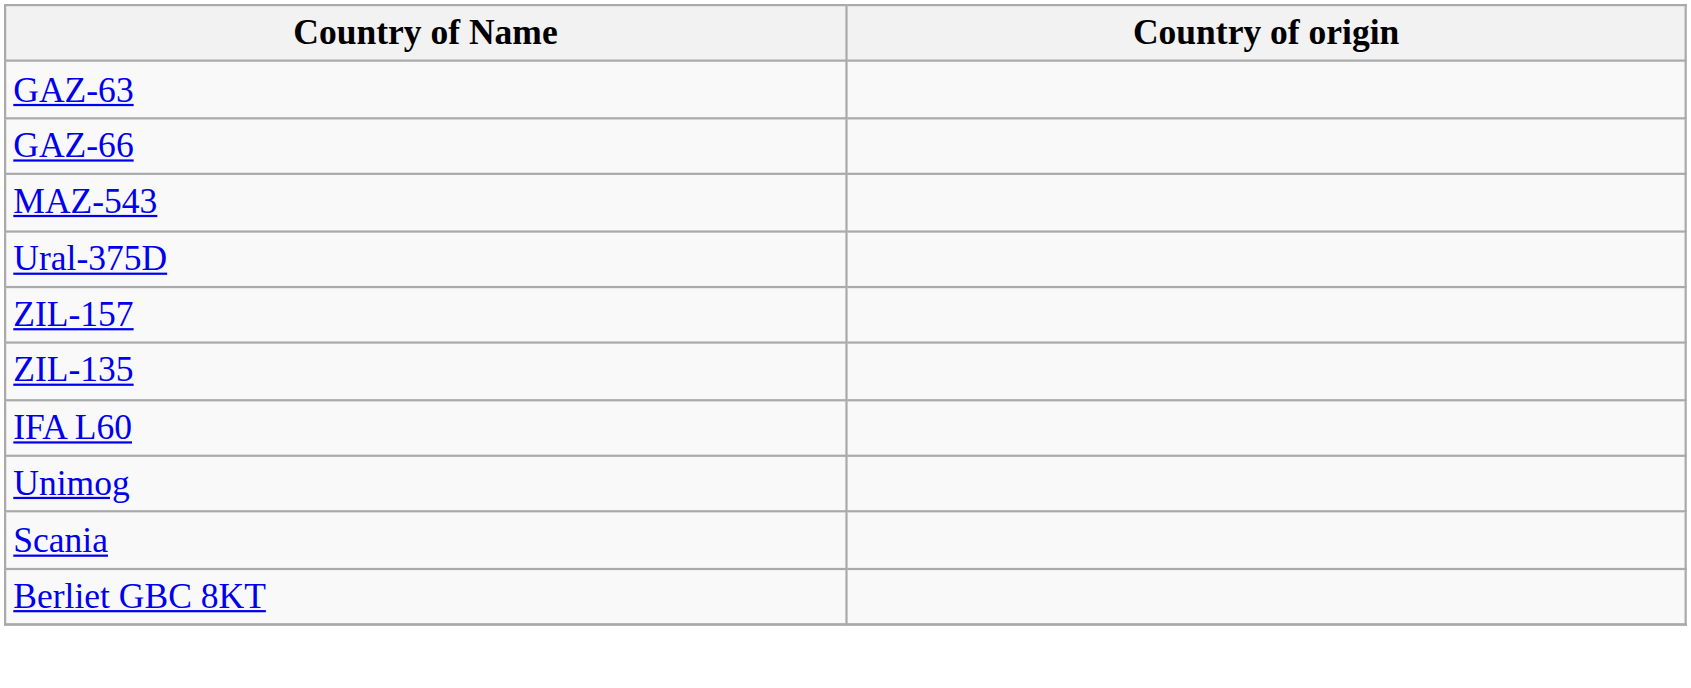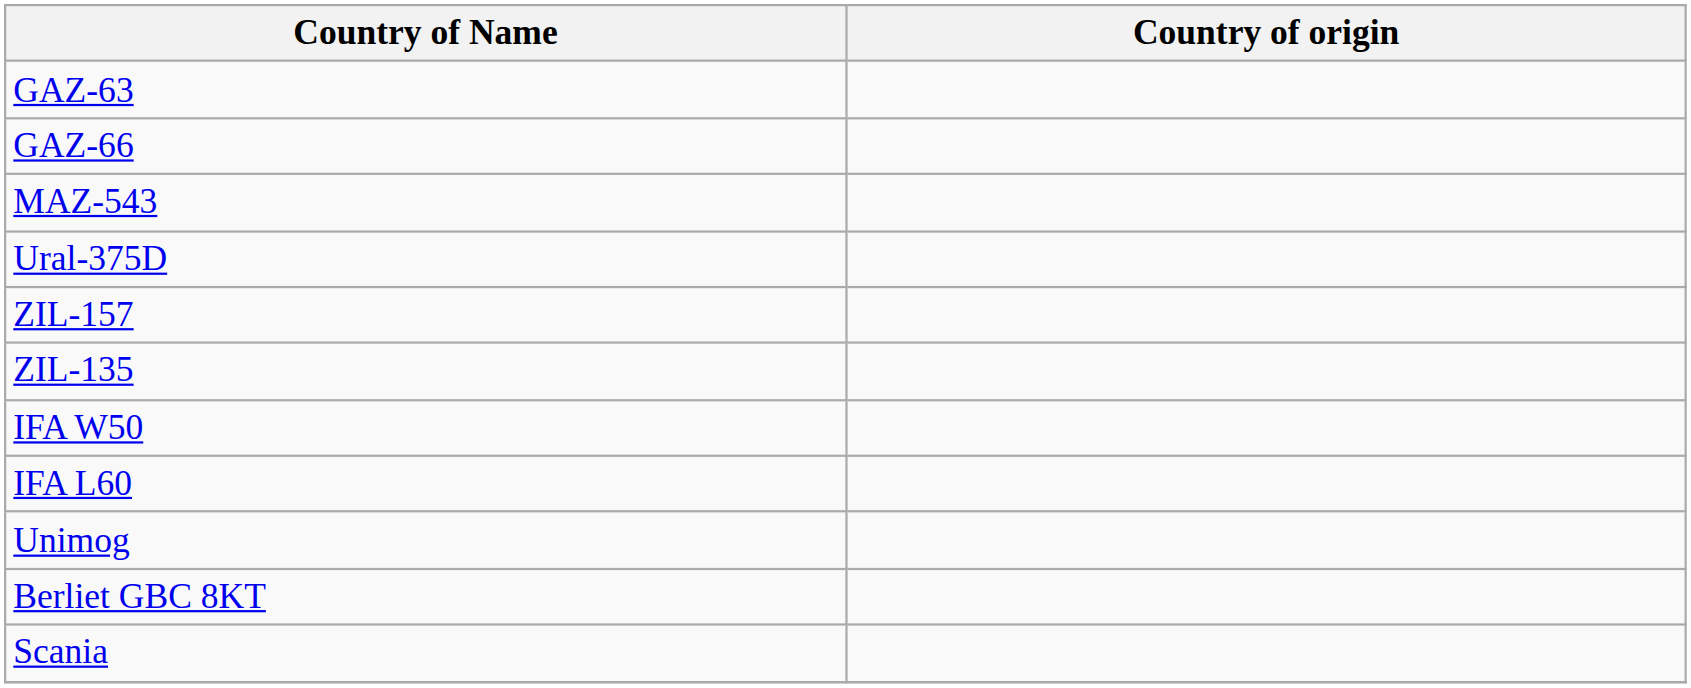+ row: (78, 426)
rows swapped: (61, 539) <-> (140, 595)
